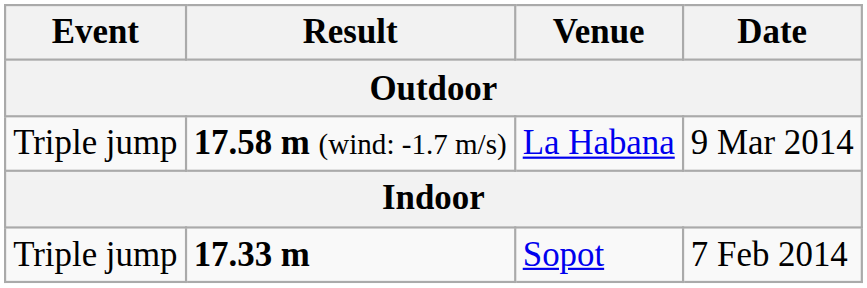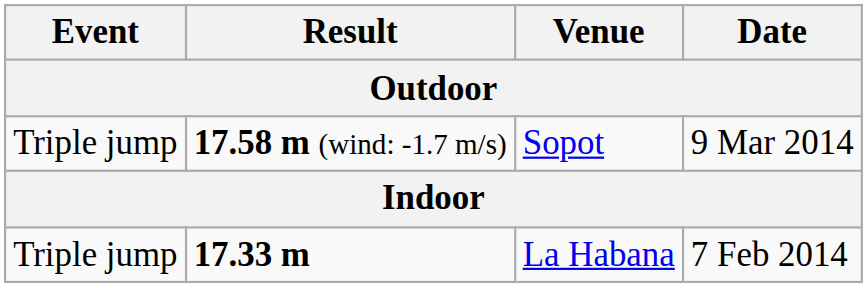(599, 142) La Habana -> (563, 142) Sopot
(563, 253) Sopot -> (599, 253) La Habana
